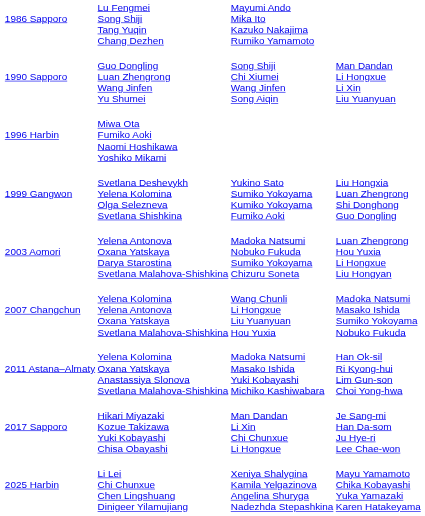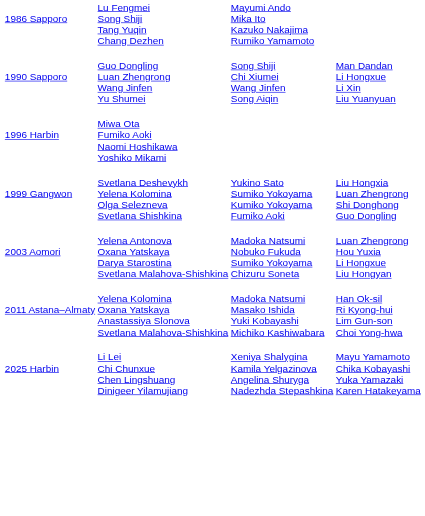- row: (43, 310)
- row: (36, 426)
